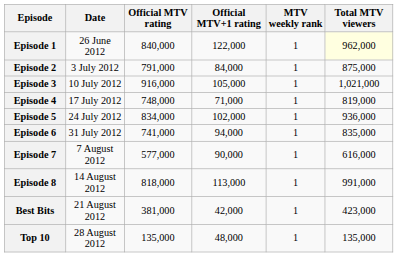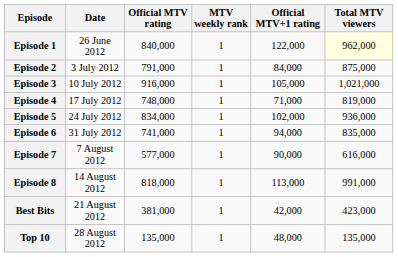columns swapped: (296, 18) <-> (229, 18)
